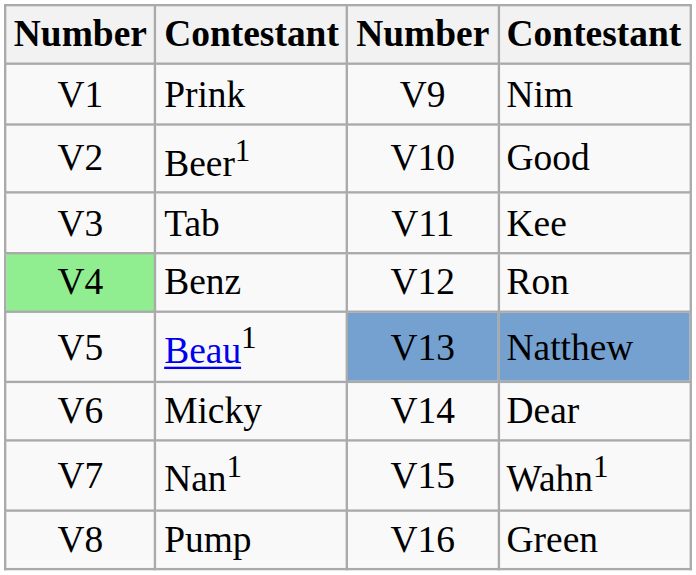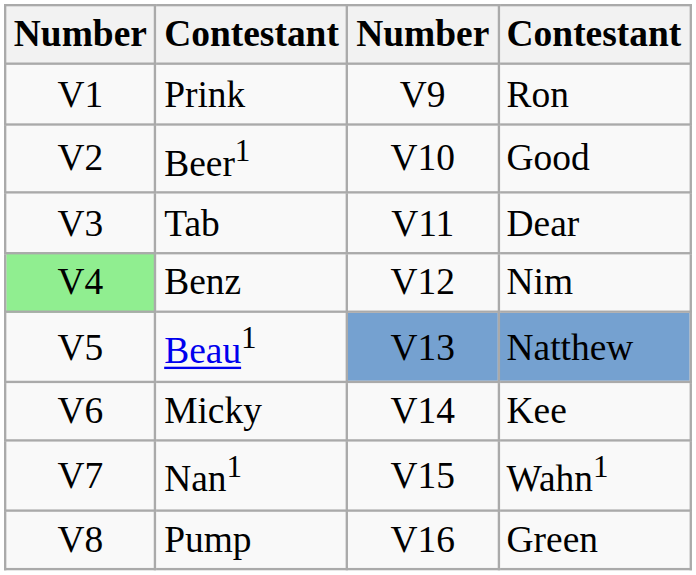(540, 93) Nim -> (538, 93) Ron
(537, 222) Kee -> (543, 222) Dear
(538, 281) Ron -> (540, 281) Nim
(543, 410) Dear -> (537, 410) Kee
